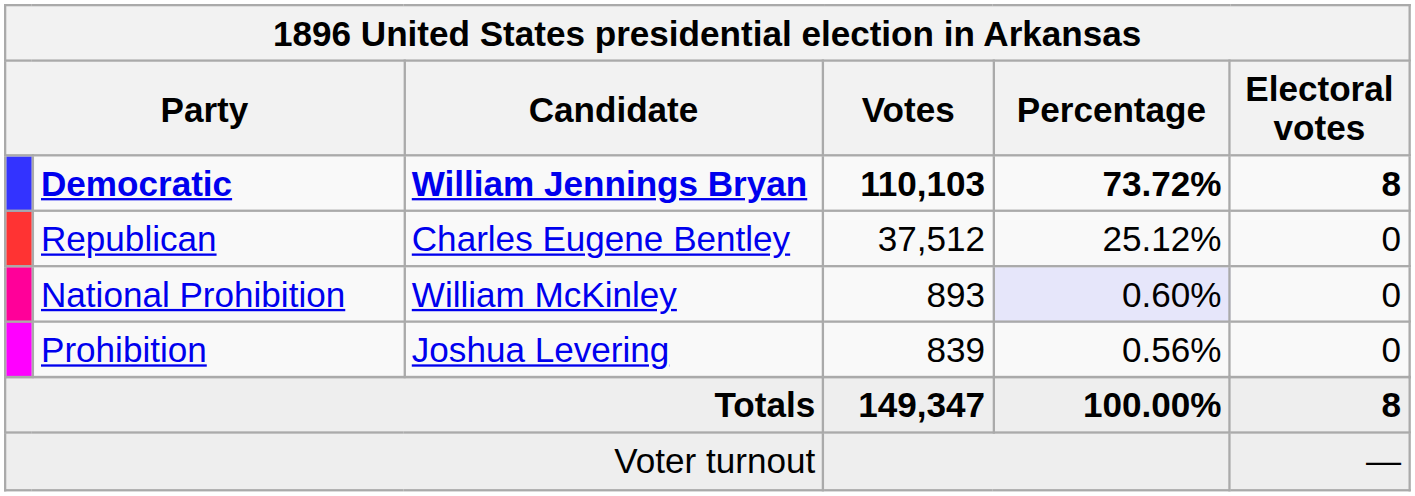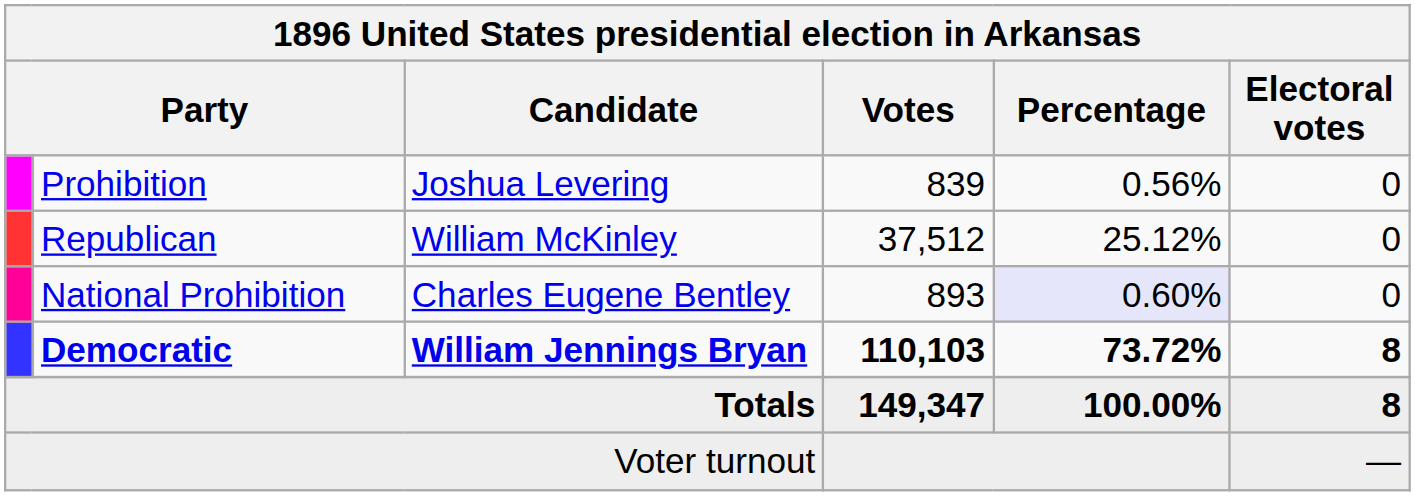rows swapped: (137, 184) <-> (124, 350)
(601, 239) Charles Eugene Bentley -> (544, 239) William McKinley
(544, 295) William McKinley -> (601, 295) Charles Eugene Bentley
